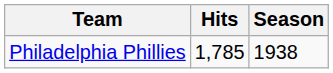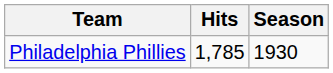(276, 51) 1938 -> (276, 51) 1930
